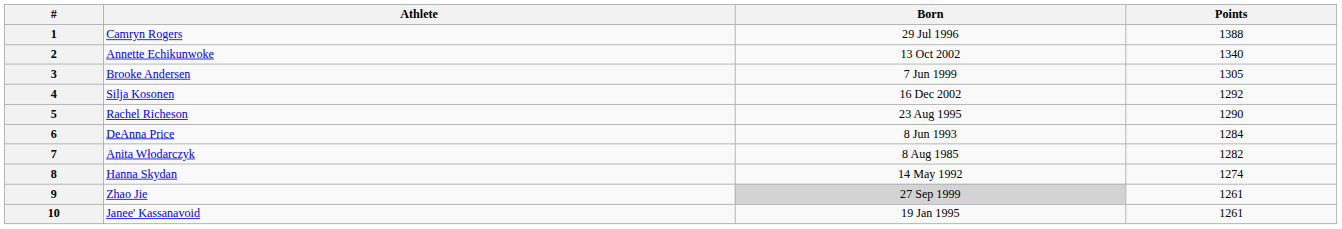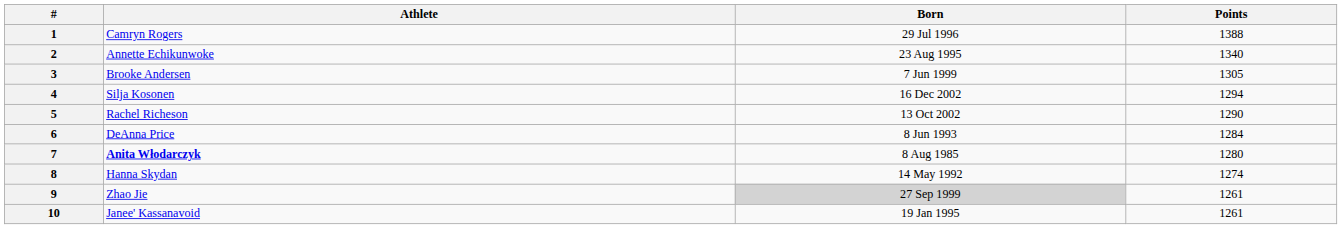(930, 54) 13 Oct 2002 -> (930, 54) 23 Aug 1995
(1231, 94) 1292 -> (1231, 94) 1294
(930, 114) 23 Aug 1995 -> (930, 114) 13 Oct 2002
(151, 154) normal -> (153, 154) bold
(1231, 154) 1282 -> (1231, 154) 1280
